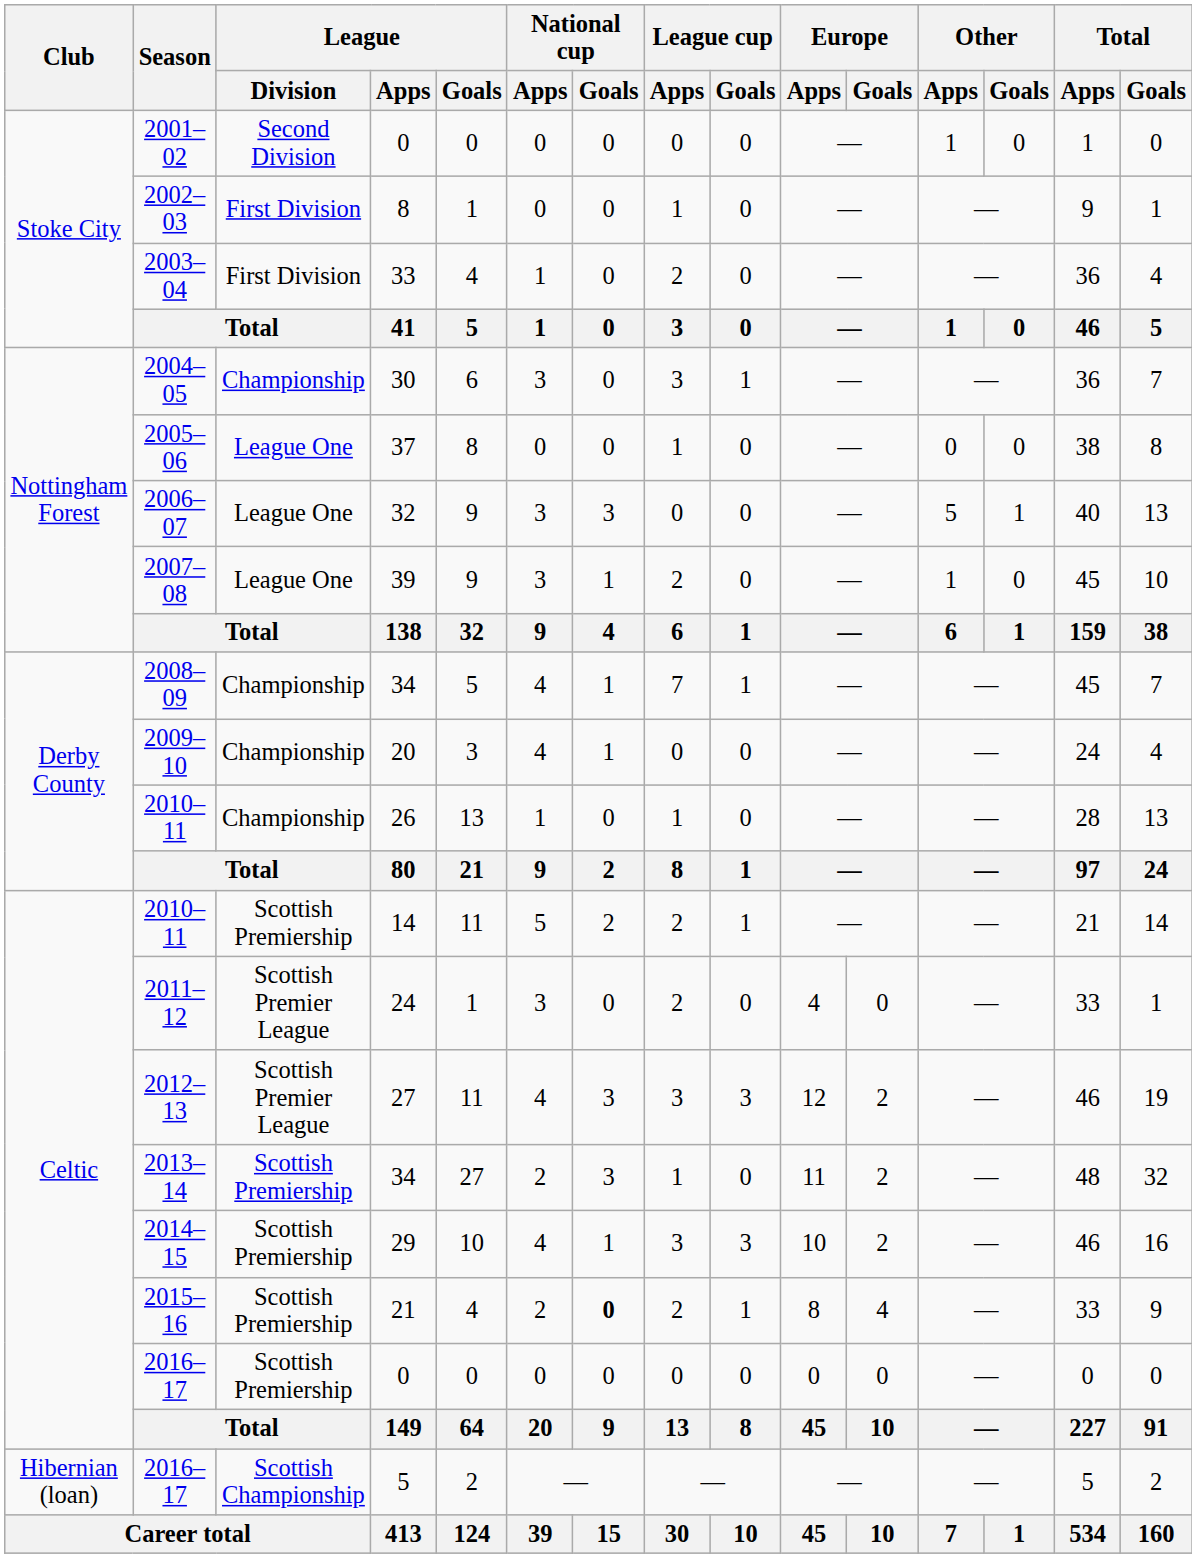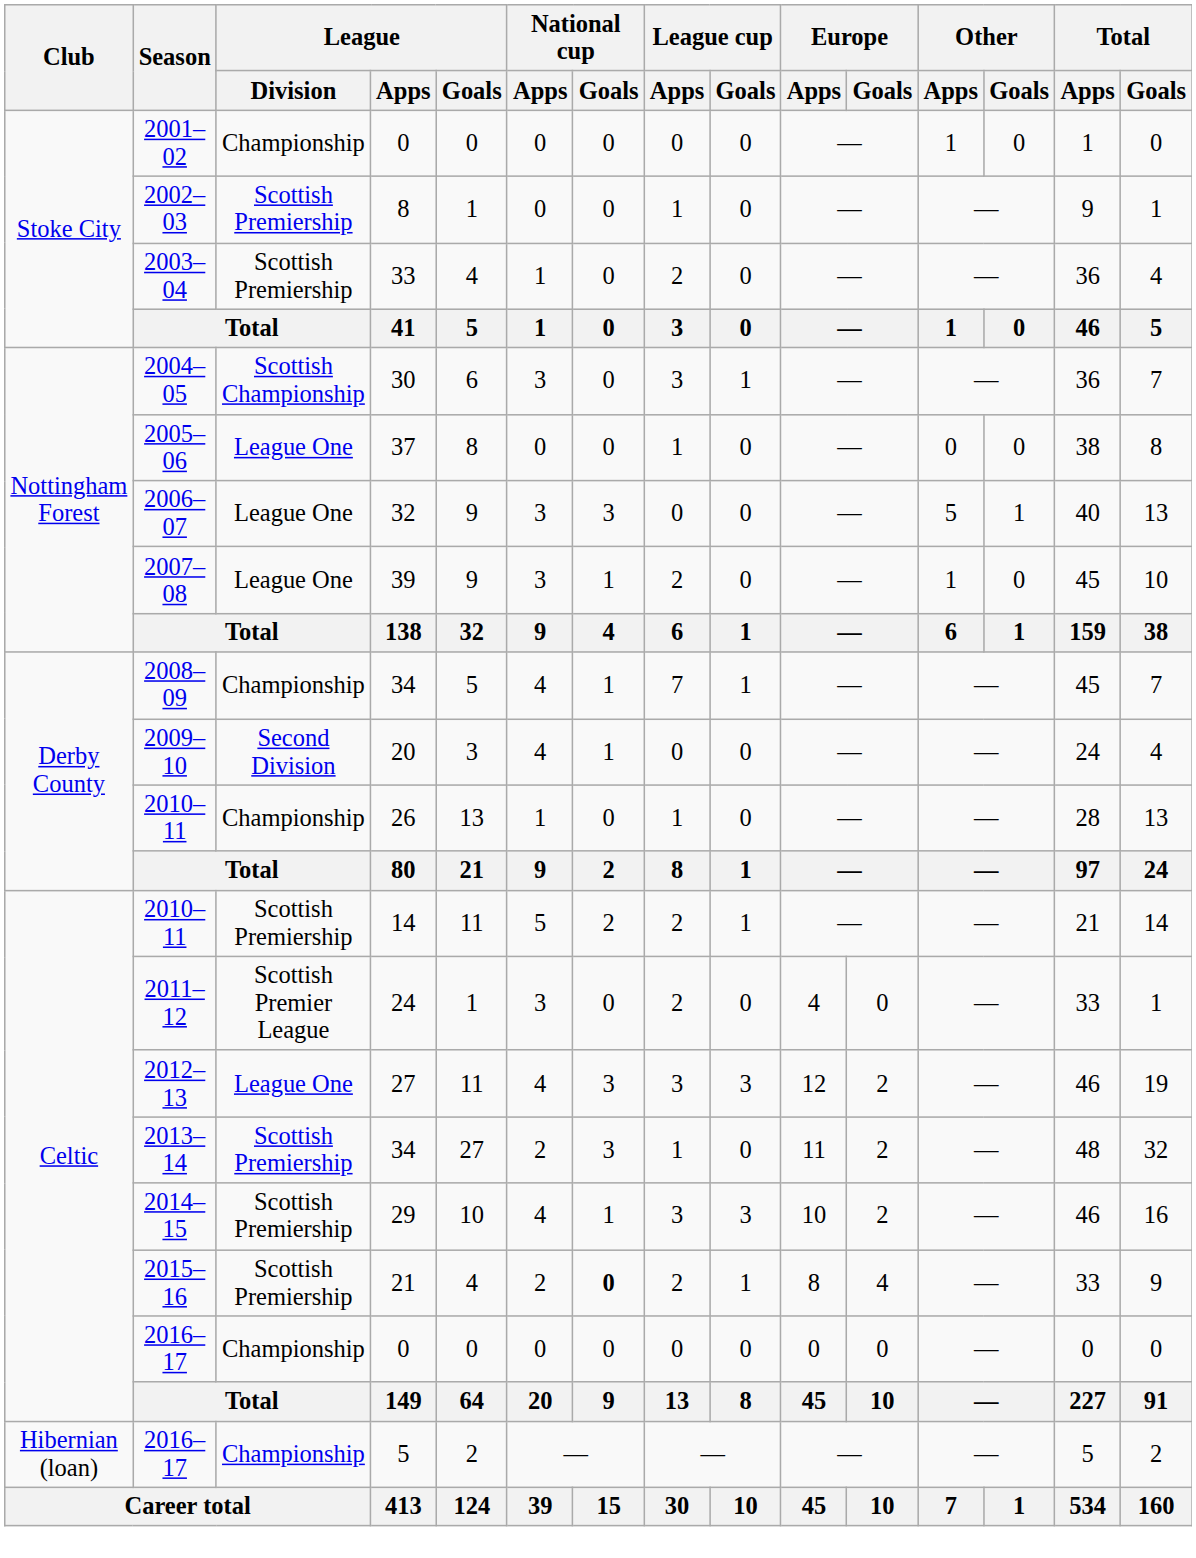(293, 142) Second Division -> (293, 142) Championship
(293, 209) First Division -> (293, 209) Scottish Premiership
(293, 275) First Division -> (293, 275) Scottish Premiership
(293, 380) Championship -> (293, 380) Scottish Championship
(293, 751) Championship -> (293, 751) Second Division
(293, 1097) Scottish Premier League -> (293, 1083) League One
(293, 1376) Scottish Premiership -> (293, 1348) Championship
(293, 1481) Scottish Championship -> (293, 1453) Championship
